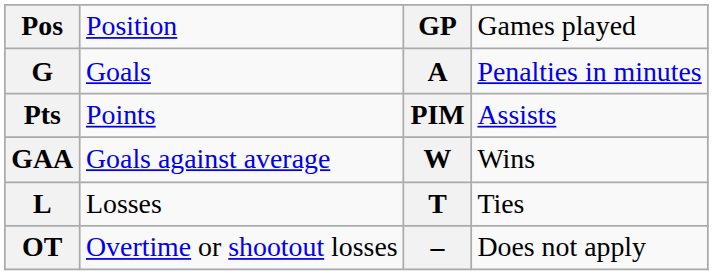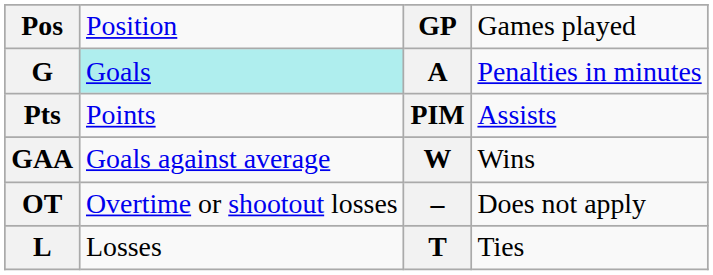(118, 70) no background -> (118, 70) paleturquoise background
rows swapped: (42, 203) <-> (42, 247)
